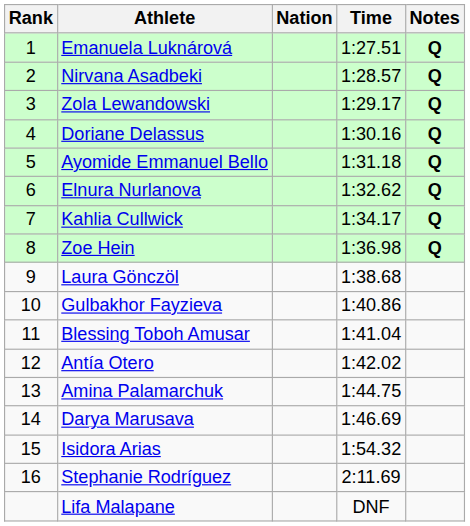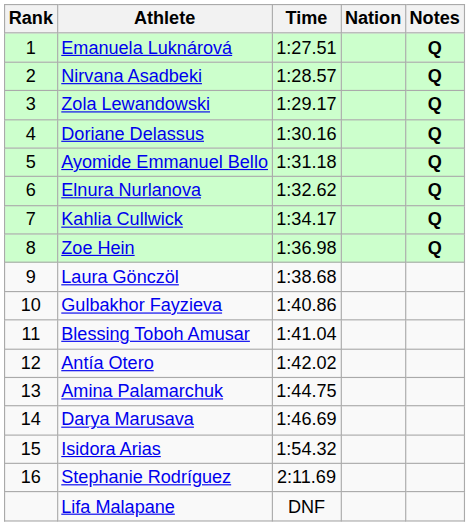columns swapped: (304, 18) <-> (371, 18)
